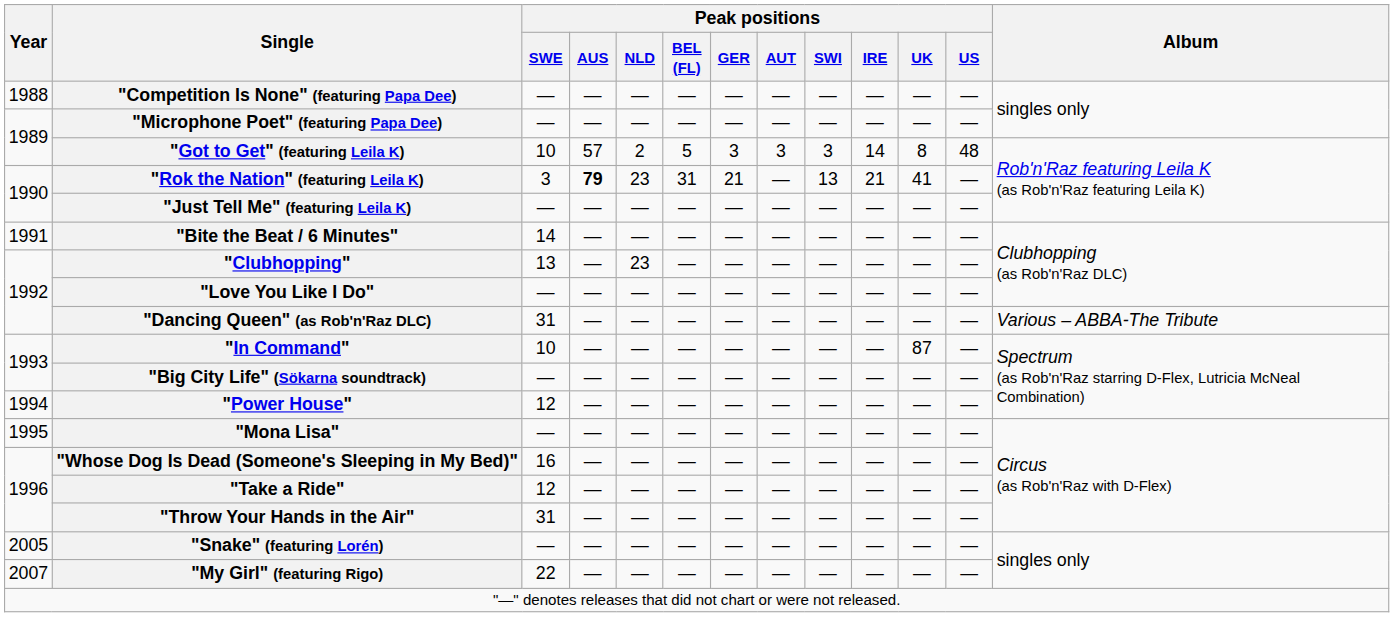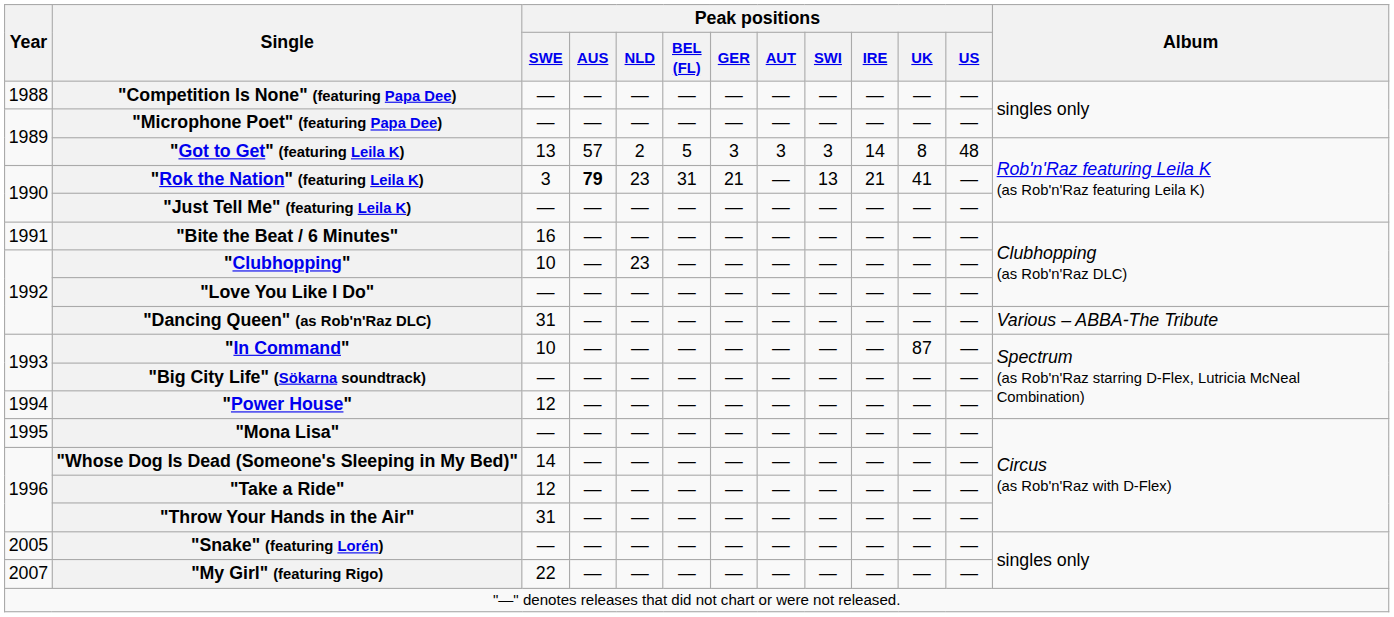(546, 151) 10 -> (546, 151) 13
(546, 235) 14 -> (546, 235) 16
(546, 263) 13 -> (546, 263) 10
(546, 461) 16 -> (546, 461) 14
